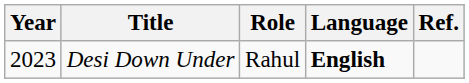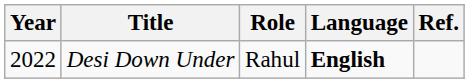(33, 59) 2023 -> (33, 59) 2022
